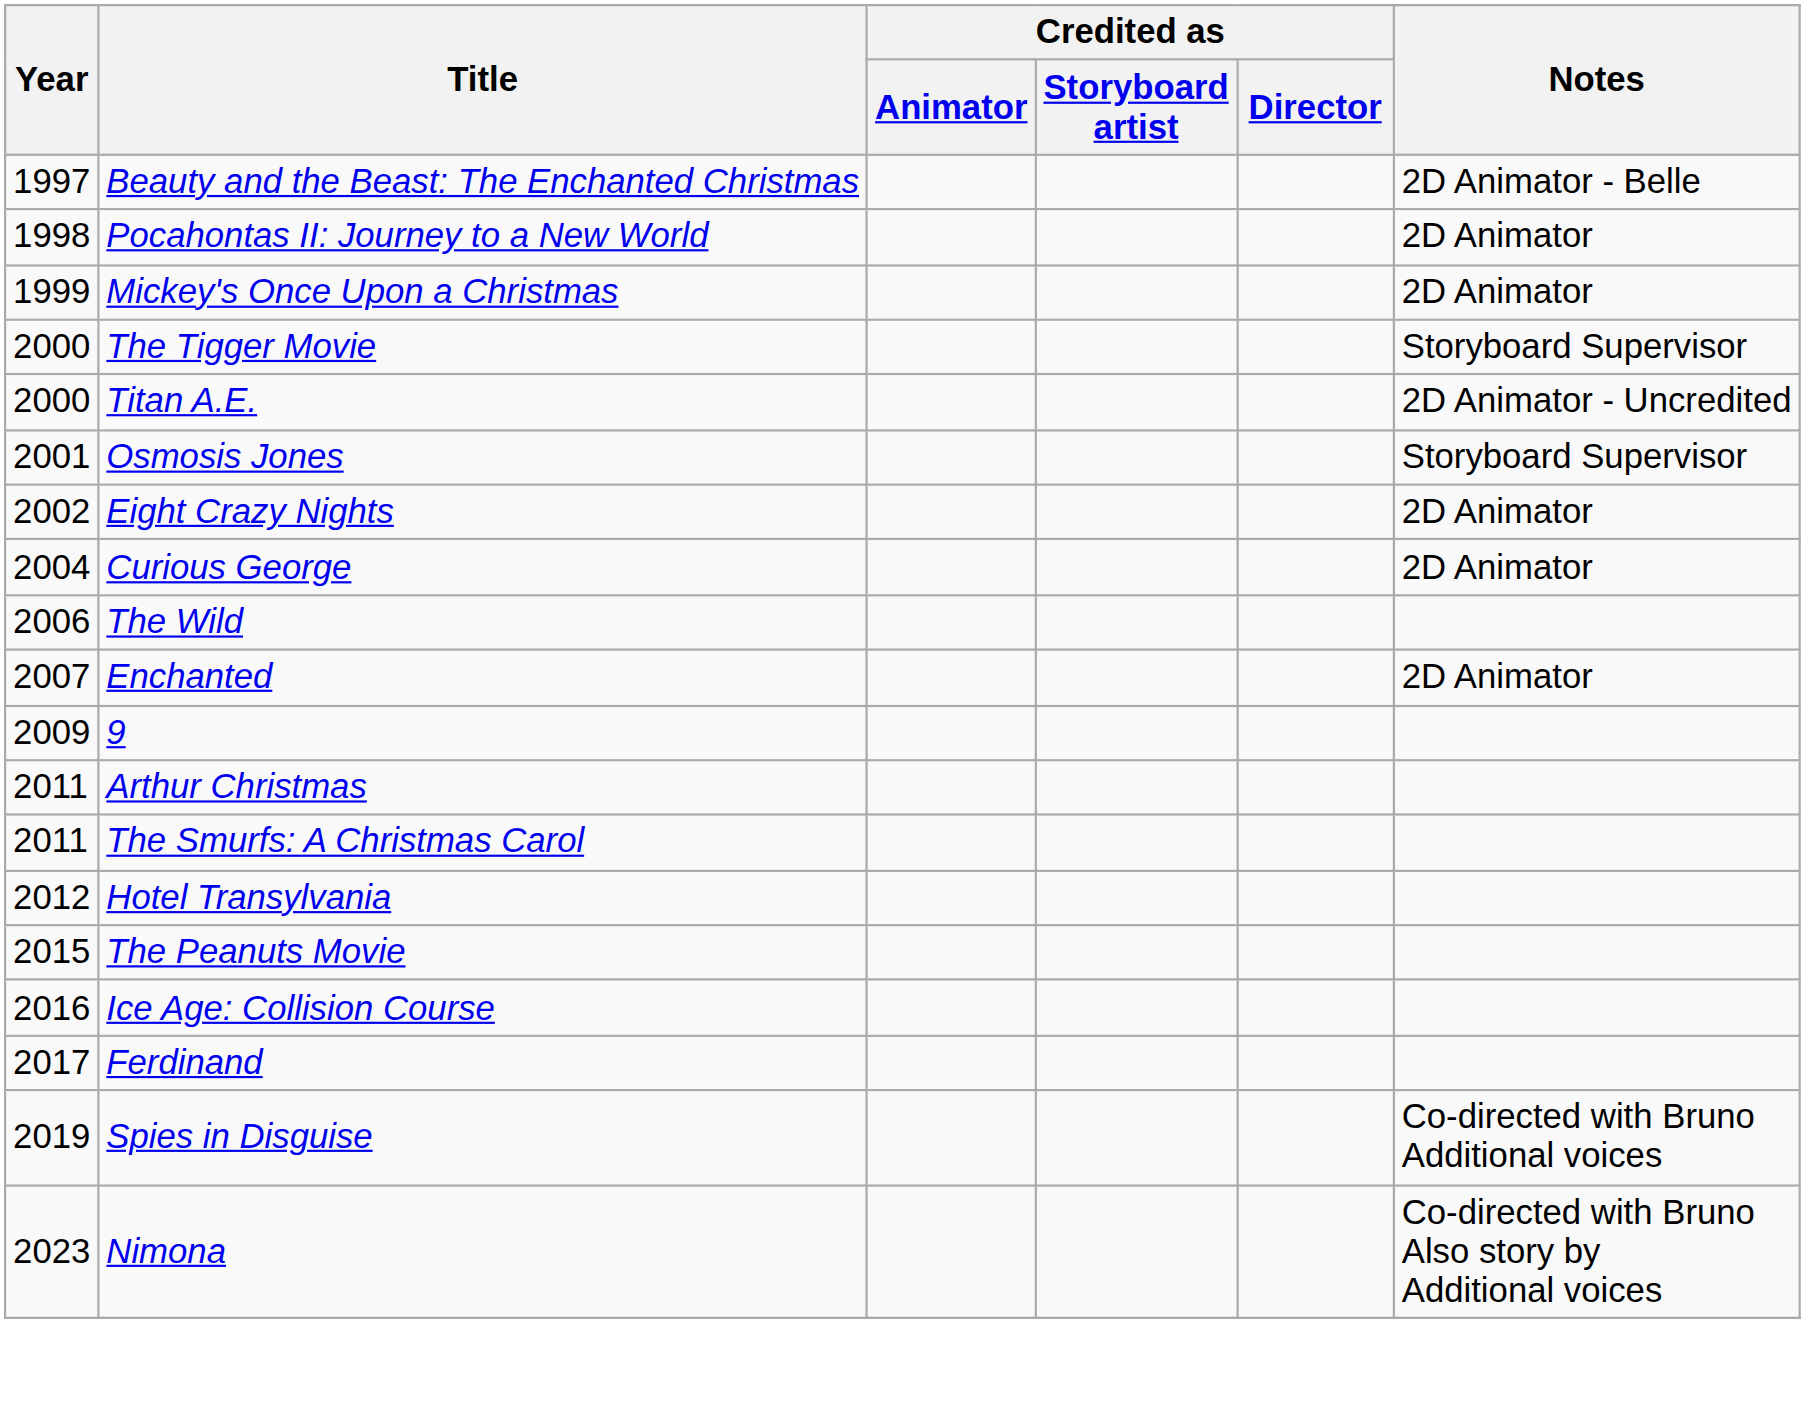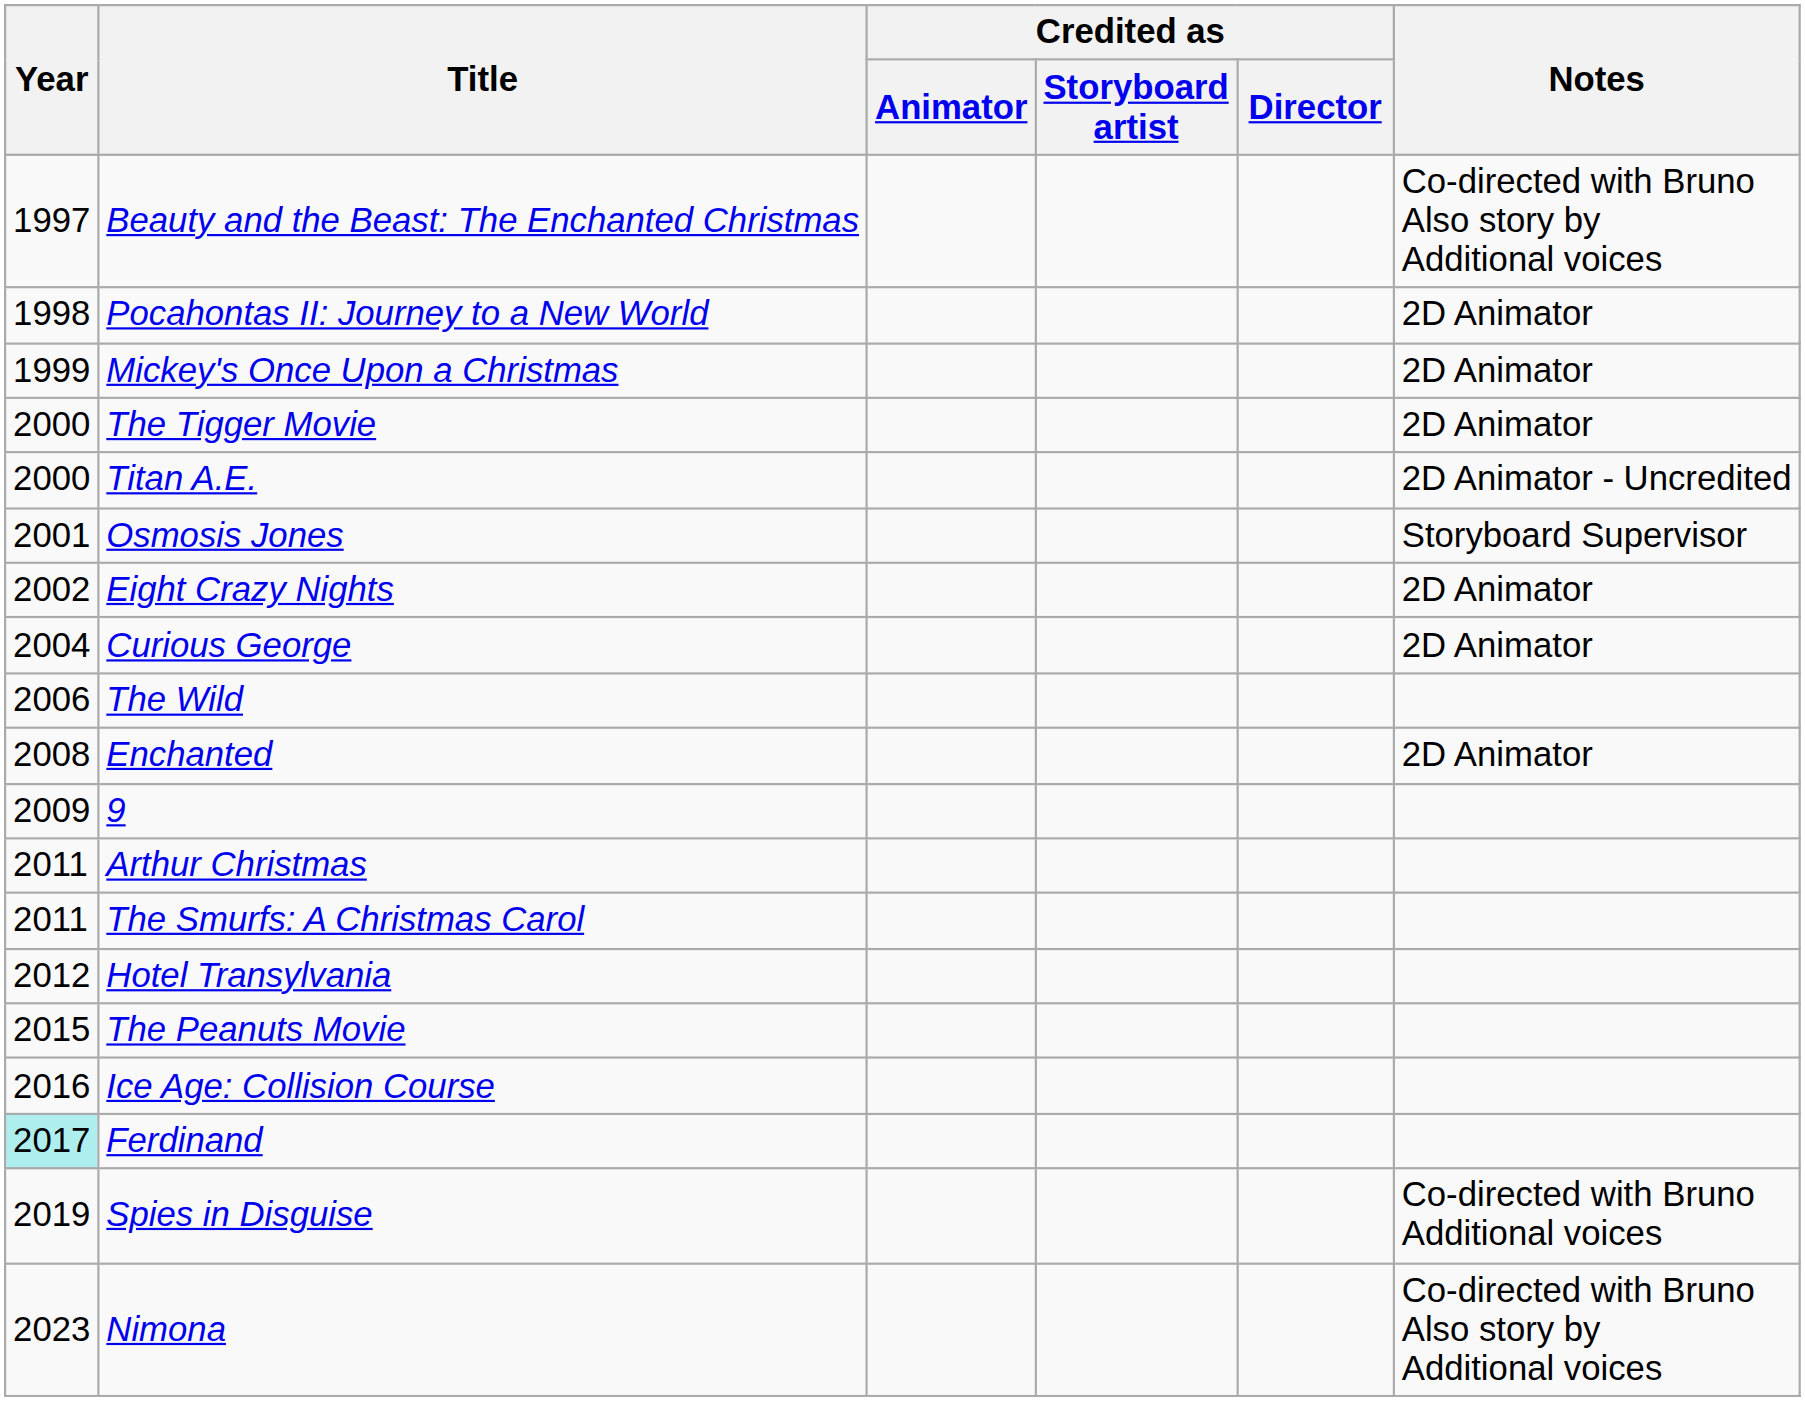(1551, 181) 2D Animator - Belle -> (1578, 220) Co-directed with Bruno Also story by Additional voices
(1574, 346) Storyboard Supervisor -> (1497, 424) 2D Animator
(52, 676) 2007 -> (52, 754) 2008
(52, 1062) no background -> (52, 1140) paleturquoise background
